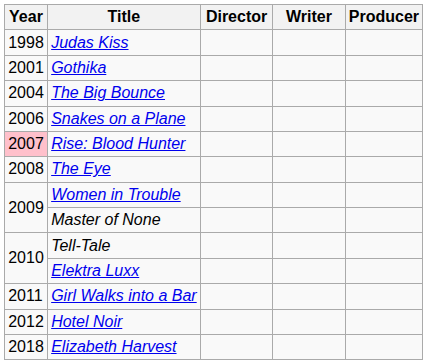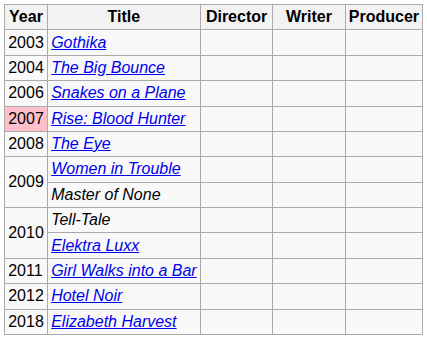- row: (90, 42)
(26, 67) 2001 -> (26, 42) 2003
